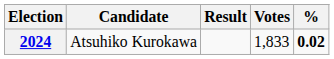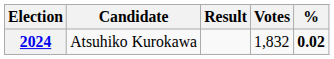(272, 41) 1,833 -> (272, 41) 1,832
